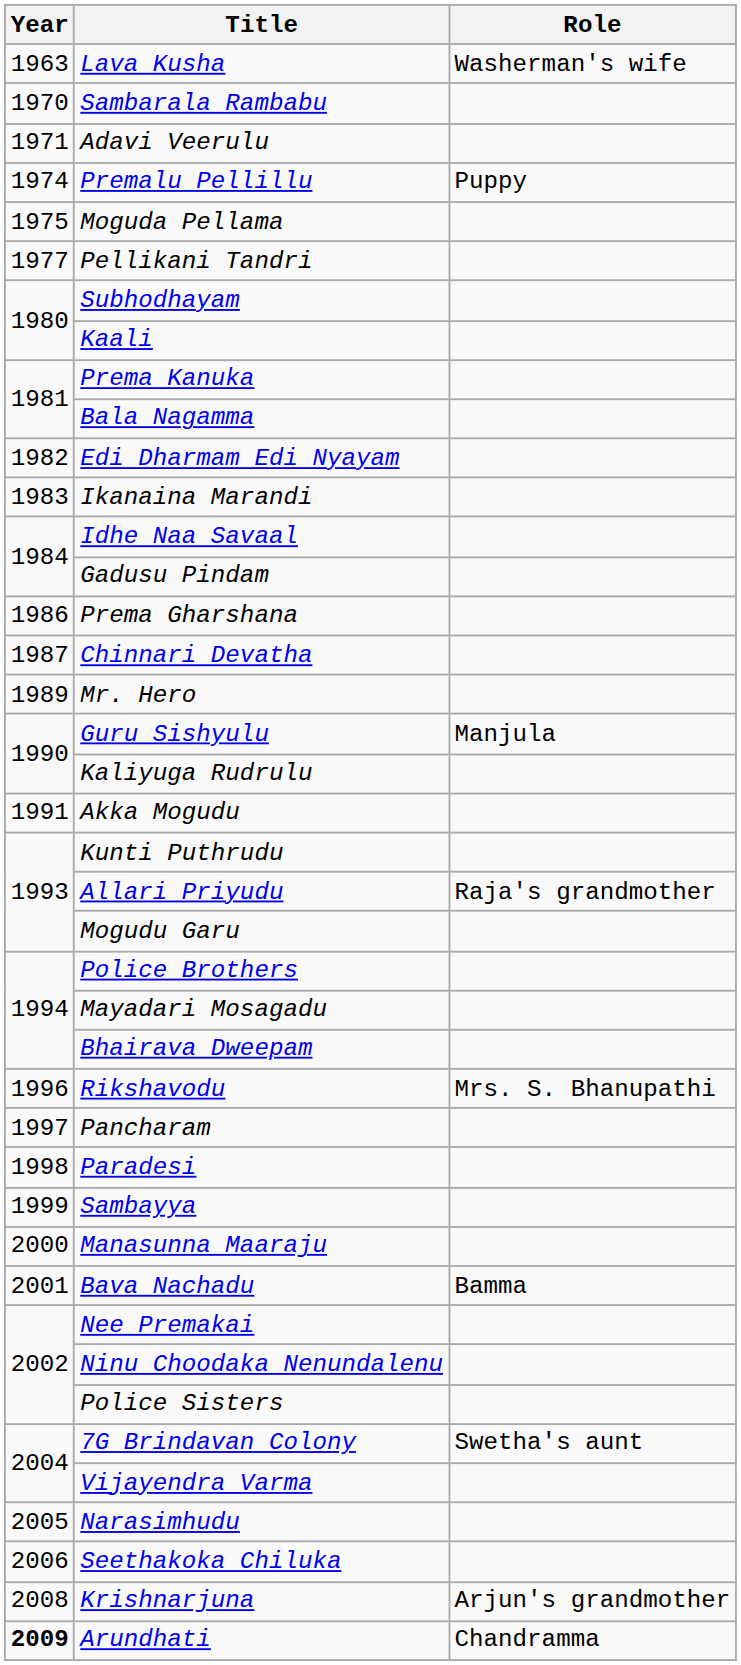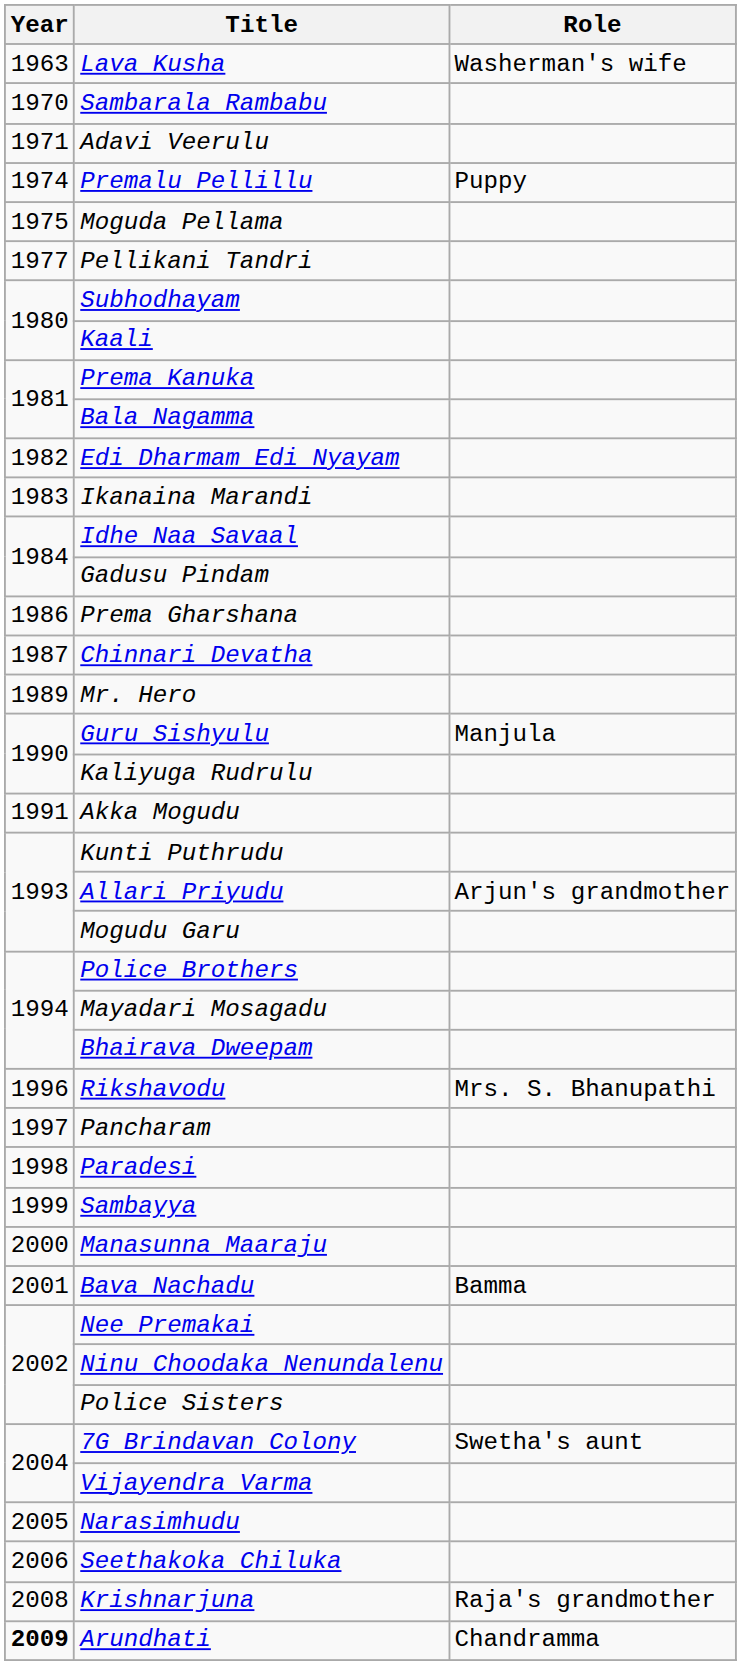(585, 892) Raja's grandmother -> (592, 892) Arjun's grandmother
(592, 1601) Arjun's grandmother -> (585, 1601) Raja's grandmother
